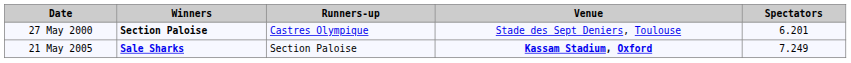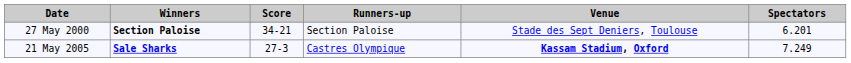+ column: (277, 13)
(319, 31) Castres Olympique -> (350, 31) Section Paloise
(313, 49) Section Paloise -> (356, 49) Castres Olympique
